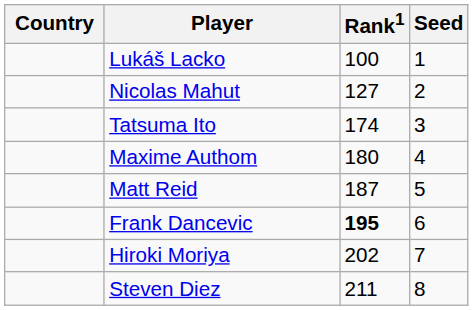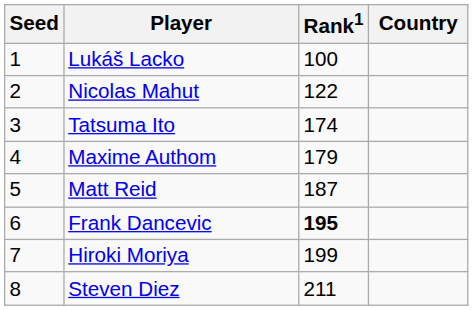columns swapped: (55, 23) <-> (439, 23)
(362, 91) 127 -> (321, 91) 122
(362, 157) 180 -> (321, 157) 179
(362, 255) 202 -> (321, 255) 199
